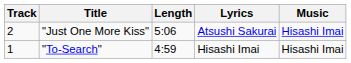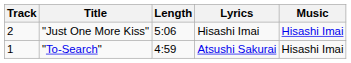(237, 31) Atsushi Sakurai -> (228, 31) Hisashi Imai
(228, 49) Hisashi Imai -> (237, 49) Atsushi Sakurai
